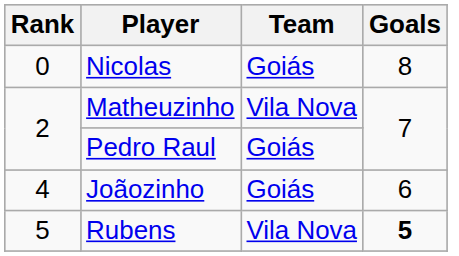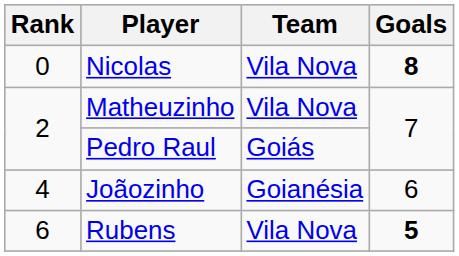(280, 66) Goiás -> (302, 66) Vila Nova
(405, 66) normal -> (411, 66) bold
(280, 189) Goiás -> (305, 189) Goianésia
(42, 230) 5 -> (42, 230) 6
